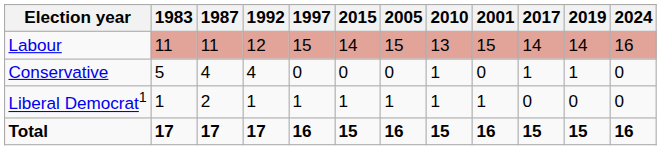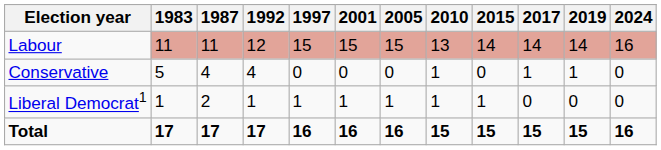columns swapped: (496, 18) <-> (358, 18)
